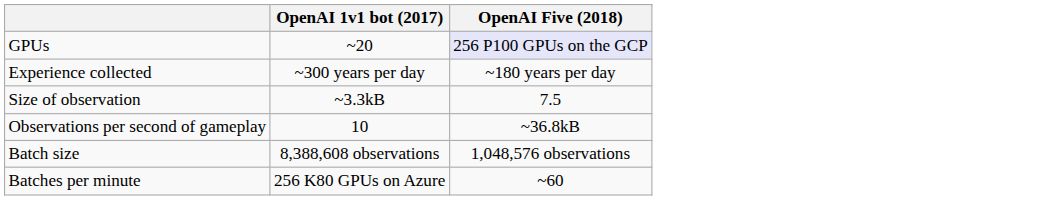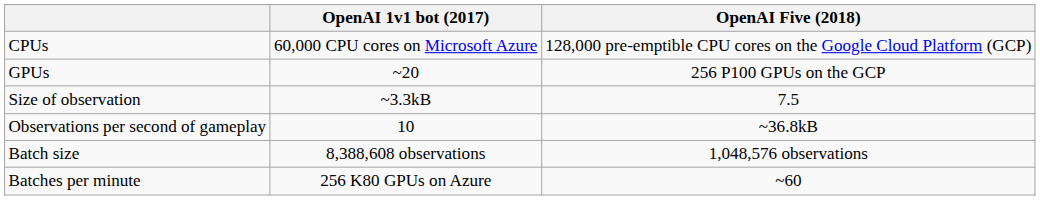+ row: (28, 45)
(550, 45) lavender background -> (788, 72) no background
- row: (80, 72)
